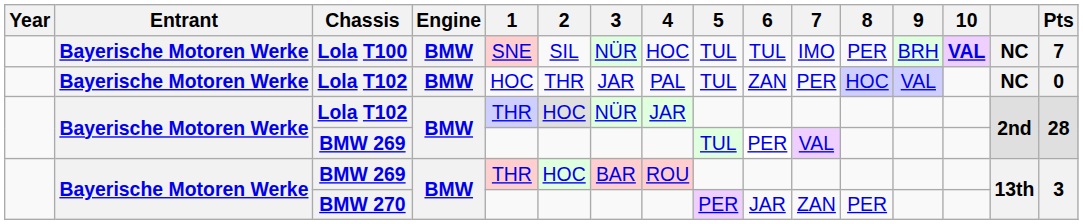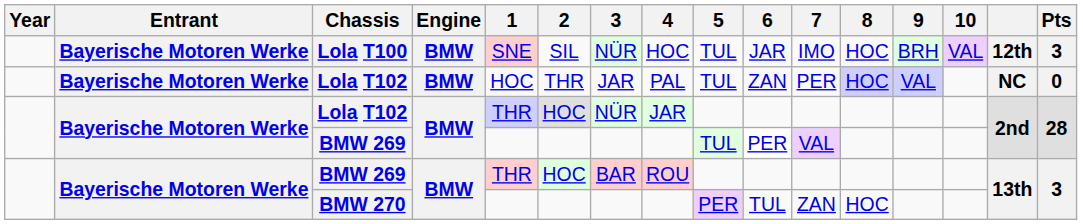(767, 51) TUL -> (767, 51) JAR
(867, 51) PER -> (867, 51) HOC
(967, 51) bold -> (966, 51) normal
(1014, 51) NC -> (1012, 51) 12th
(1059, 51) 7 -> (1057, 51) 3
(767, 205) JAR -> (767, 205) TUL
(867, 205) PER -> (867, 205) HOC
